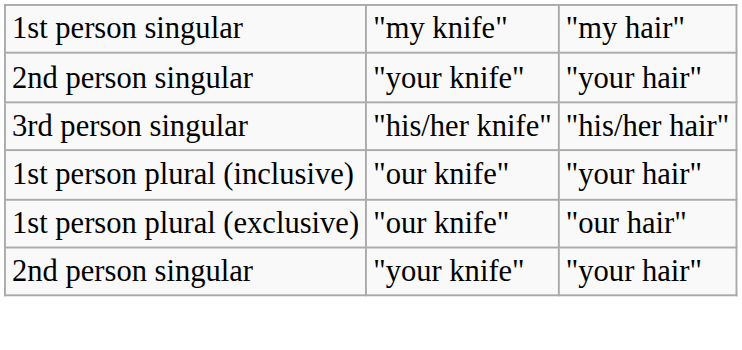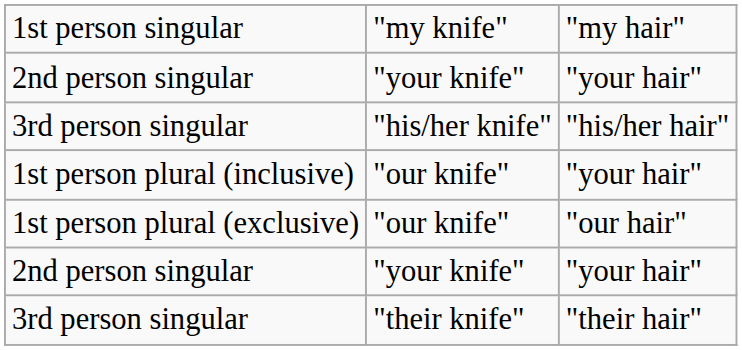+ row: (130, 319)
